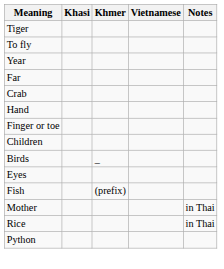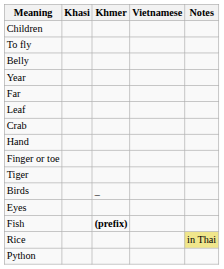rows swapped: (18, 28) <-> (25, 142)
+ row: (18, 61)
+ row: (16, 110)
(110, 191) normal -> (111, 223) bold
- row: (22, 207)
(200, 223) no background -> (202, 239) khaki background
